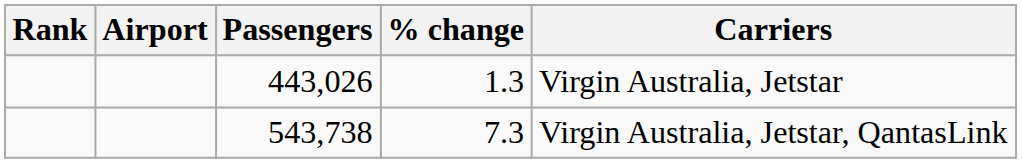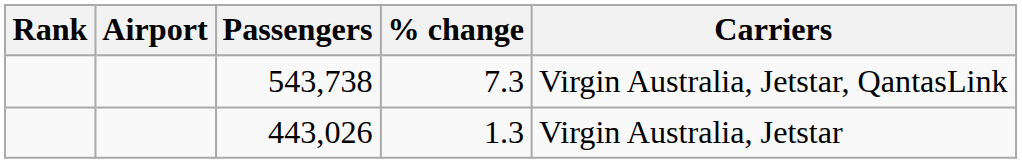rows swapped: (320, 132) <-> (320, 81)
